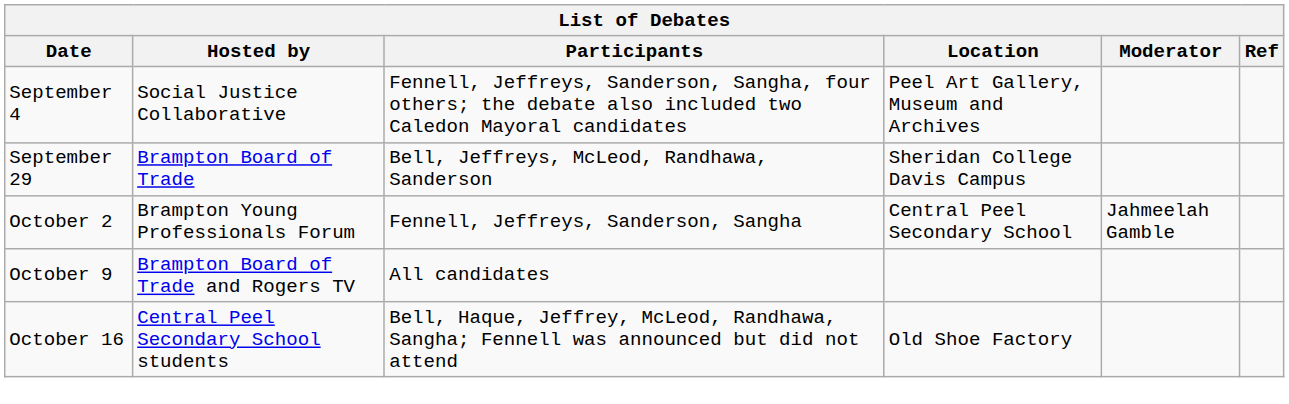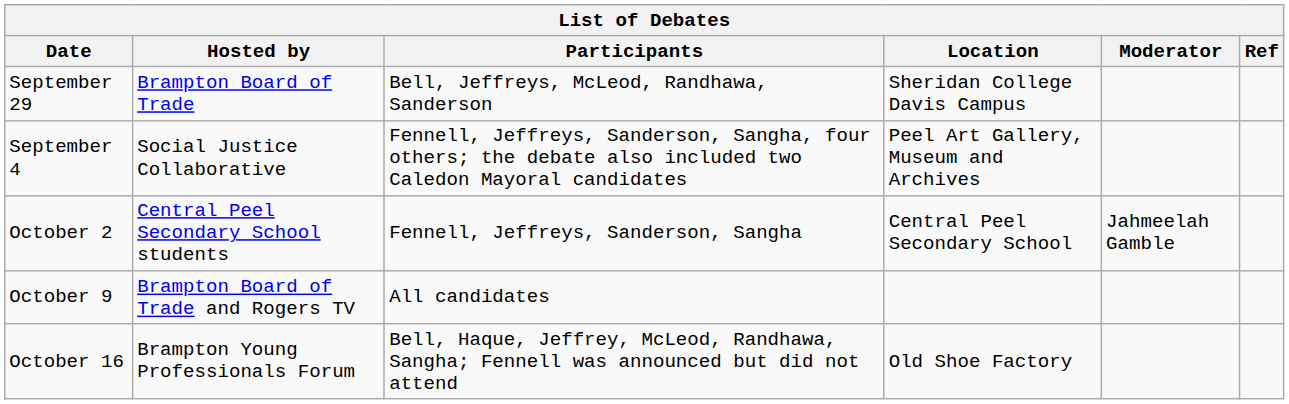rows swapped: (61, 105) <-> (61, 169)
(246, 222) Brampton Young Professionals Forum -> (229, 233) Central Peel Secondary School students
(229, 339) Central Peel Secondary School students -> (246, 362) Brampton Young Professionals Forum
